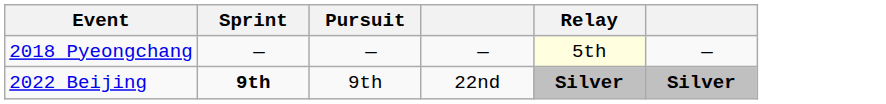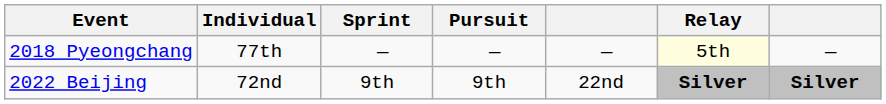+ column: (259, 20)
(253, 83) bold -> (377, 83) normal
